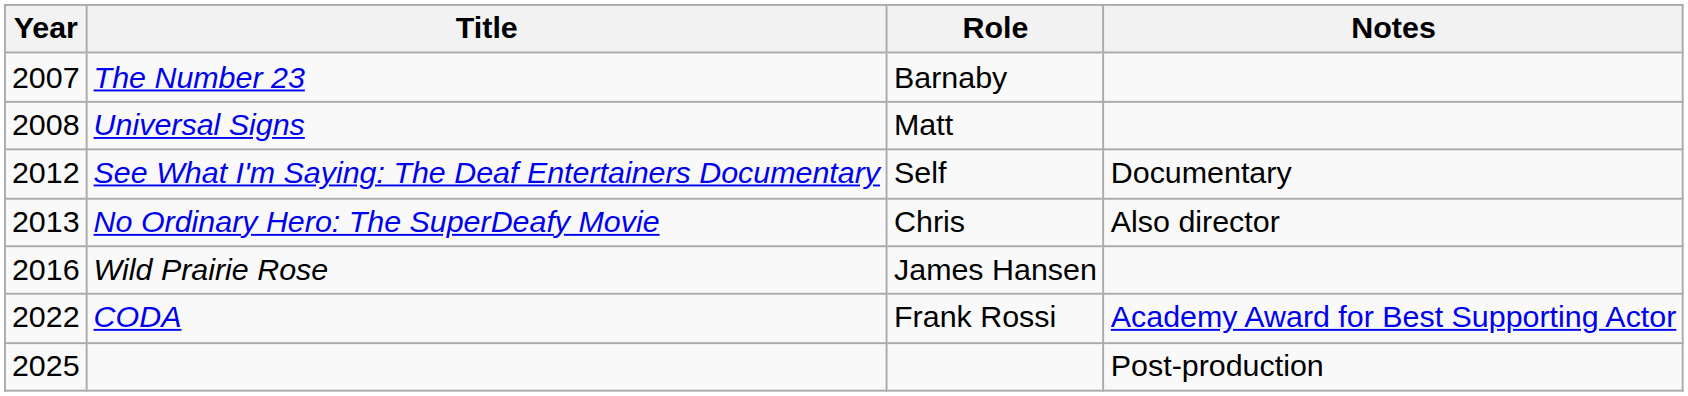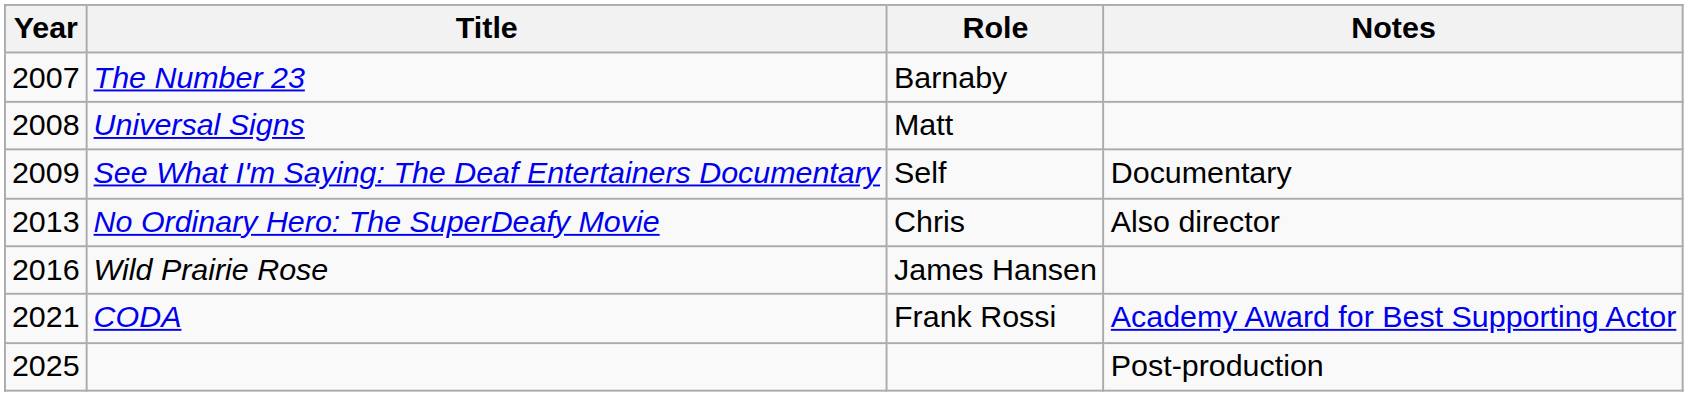(46, 173) 2012 -> (46, 173) 2009
(46, 317) 2022 -> (46, 317) 2021
